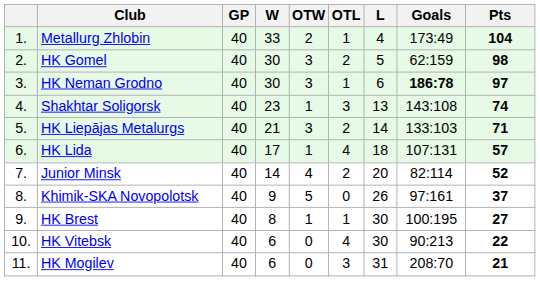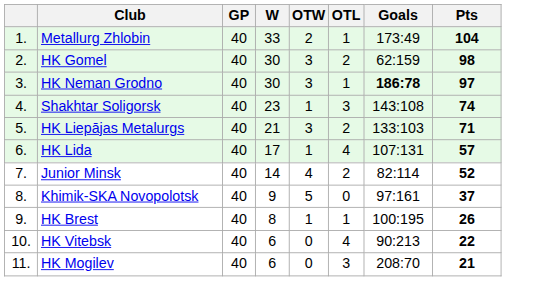- column: (380, 15)
(500, 219) 27 -> (467, 219) 26
